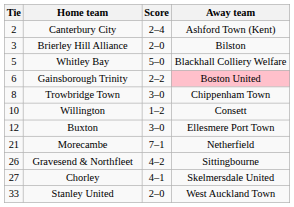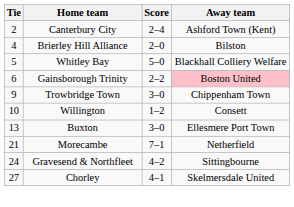(14, 45) 3 -> (14, 45) 4
(14, 95) 8 -> (14, 95) 9
(14, 128) 12 -> (14, 128) 13
(14, 161) 26 -> (14, 161) 24
- row: (83, 194)
